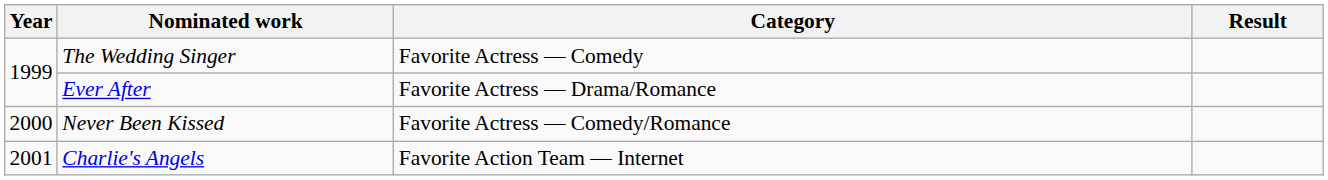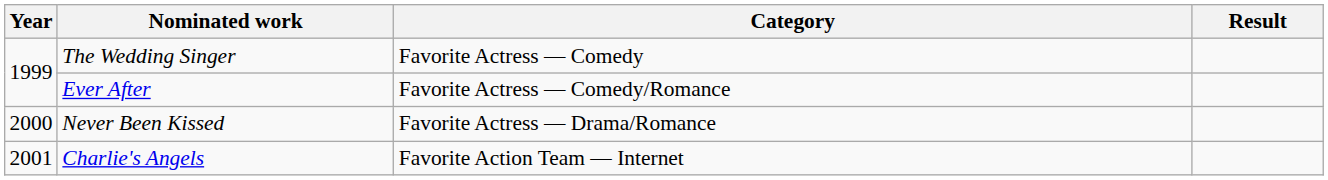(557, 89) Favorite Actress — Drama/Romance -> (565, 89) Favorite Actress — Comedy/Romance
(565, 123) Favorite Actress — Comedy/Romance -> (557, 123) Favorite Actress — Drama/Romance
